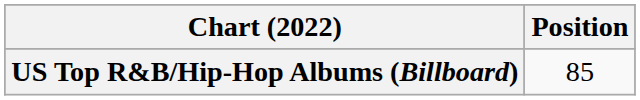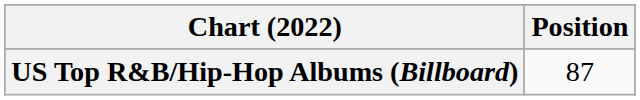(580, 71) 85 -> (580, 71) 87
